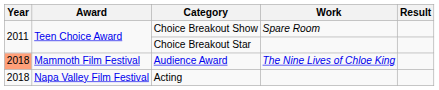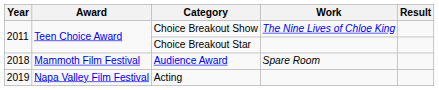(291, 28) Spare Room -> (329, 28) The Nine Lives of Chloe King
(18, 61) lightsalmon background -> (18, 61) no background
(329, 61) The Nine Lives of Chloe King -> (291, 61) Spare Room
(18, 77) 2018 -> (18, 77) 2019
